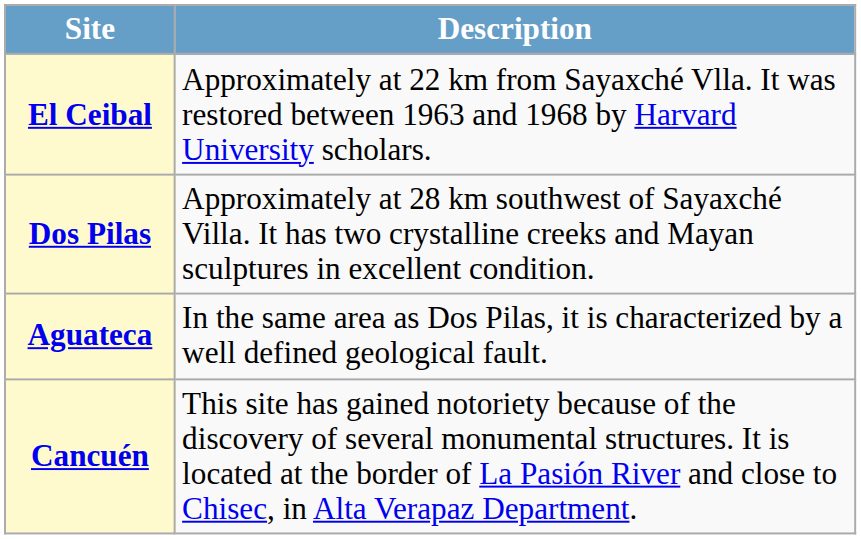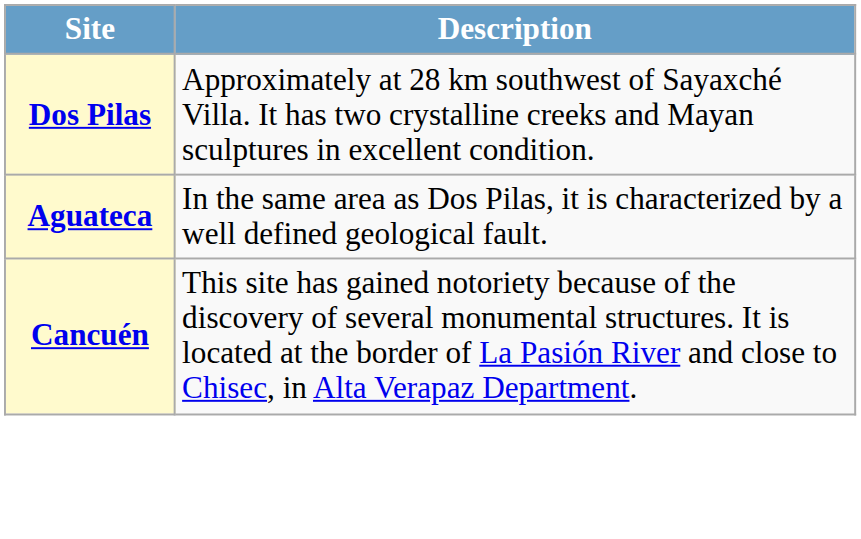- row: (90, 113)
